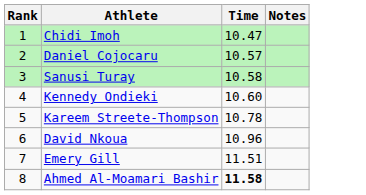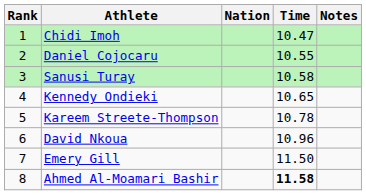+ column: (247, 15)
(243, 56) 10.57 -> (295, 56) 10.55
(243, 97) 10.60 -> (295, 97) 10.65
(243, 159) 11.51 -> (295, 159) 11.50
